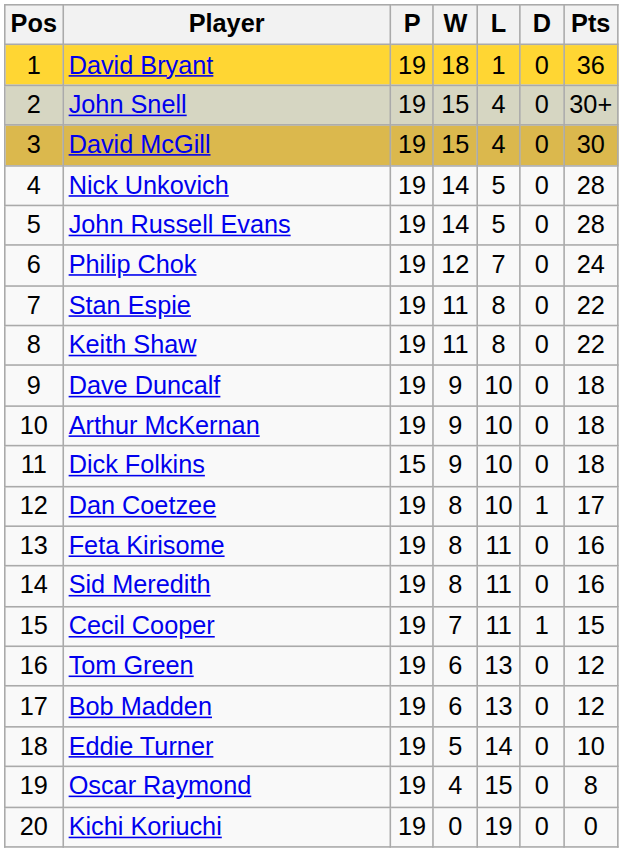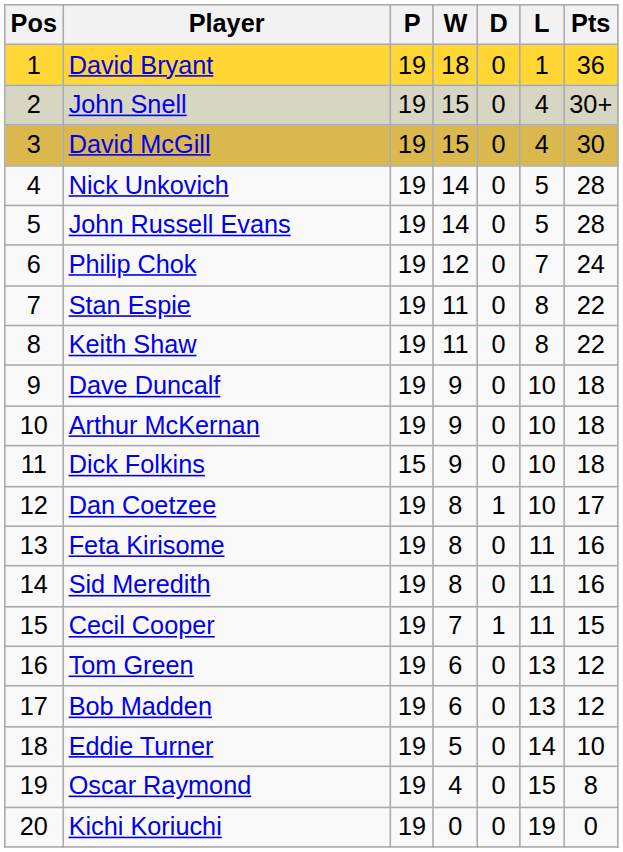columns swapped: (542, 24) <-> (499, 24)
